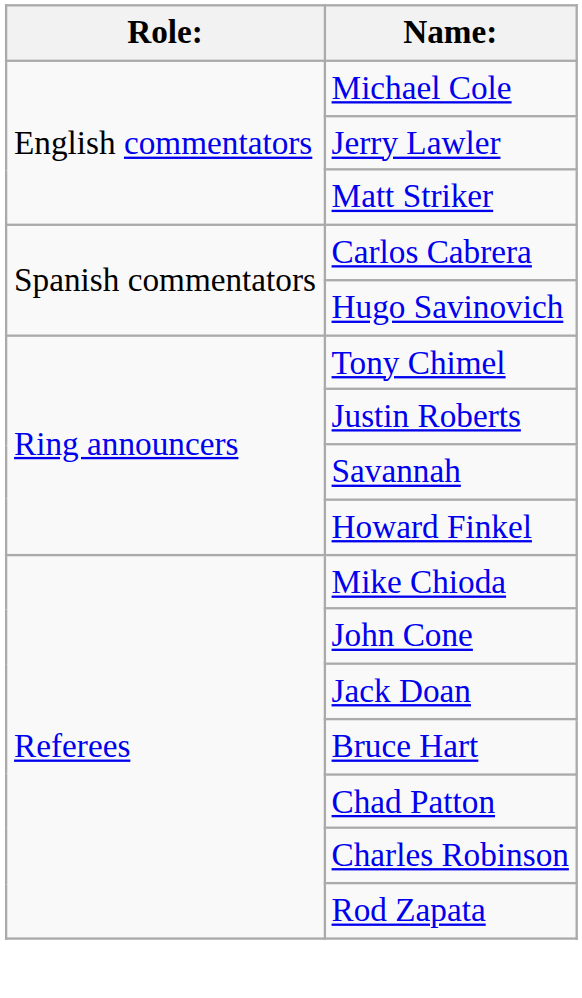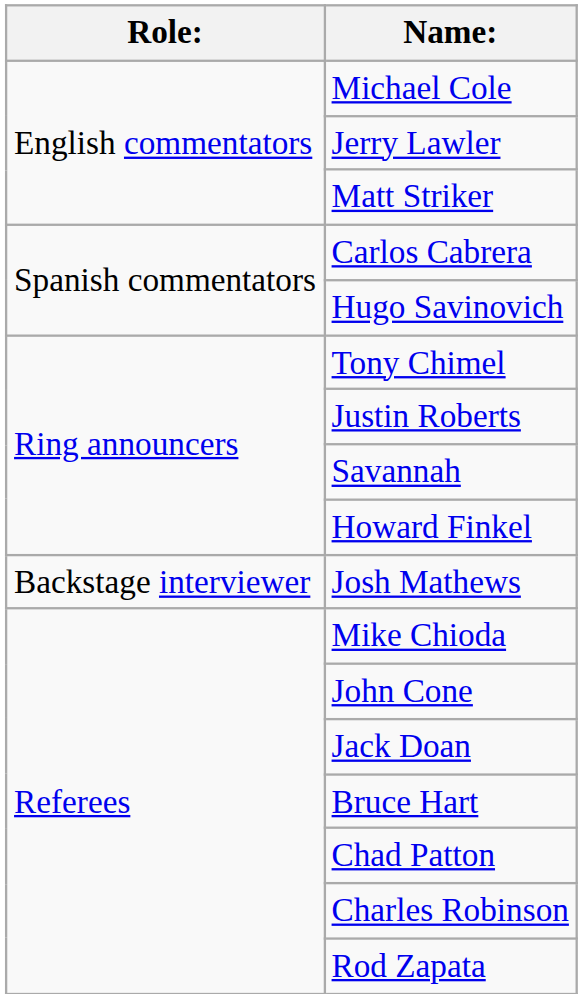+ row: (426, 581)
